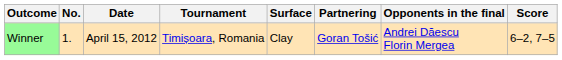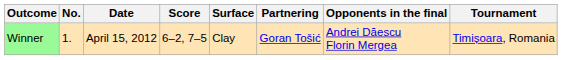columns swapped: (213, 13) <-> (532, 13)
